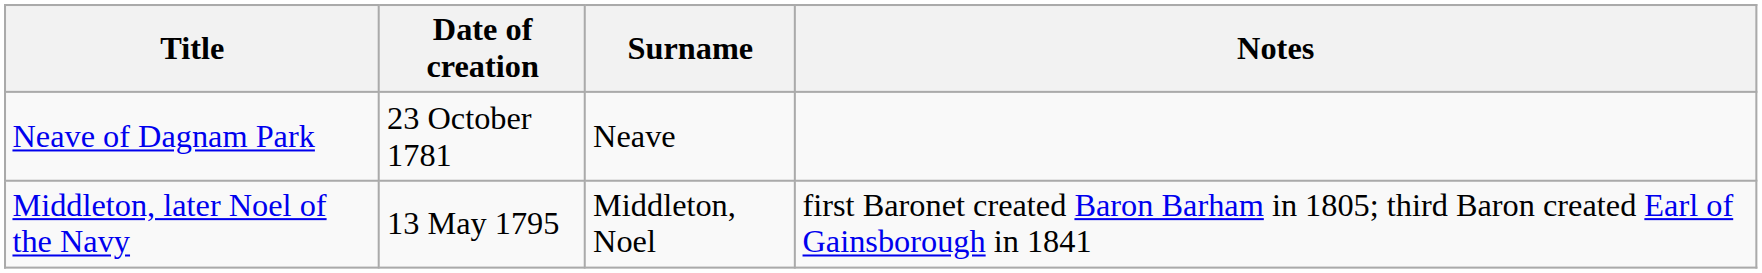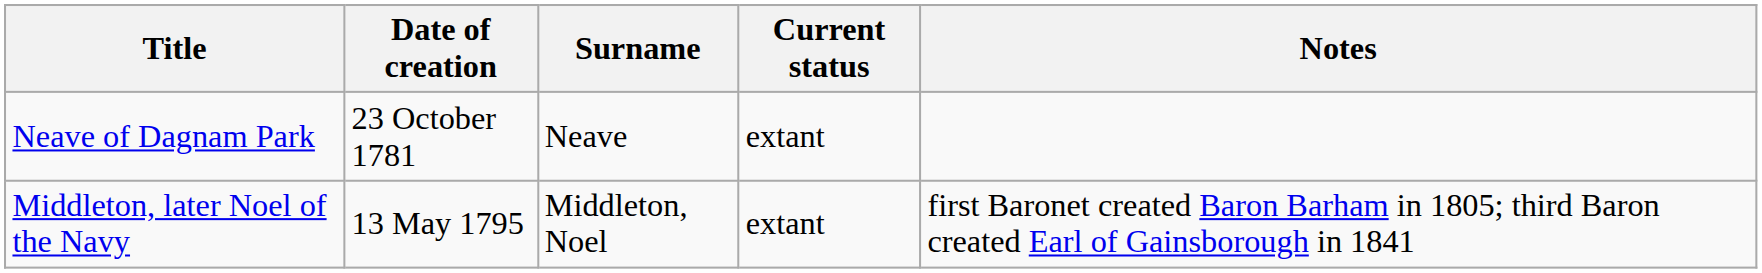+ column: (829, 48)
